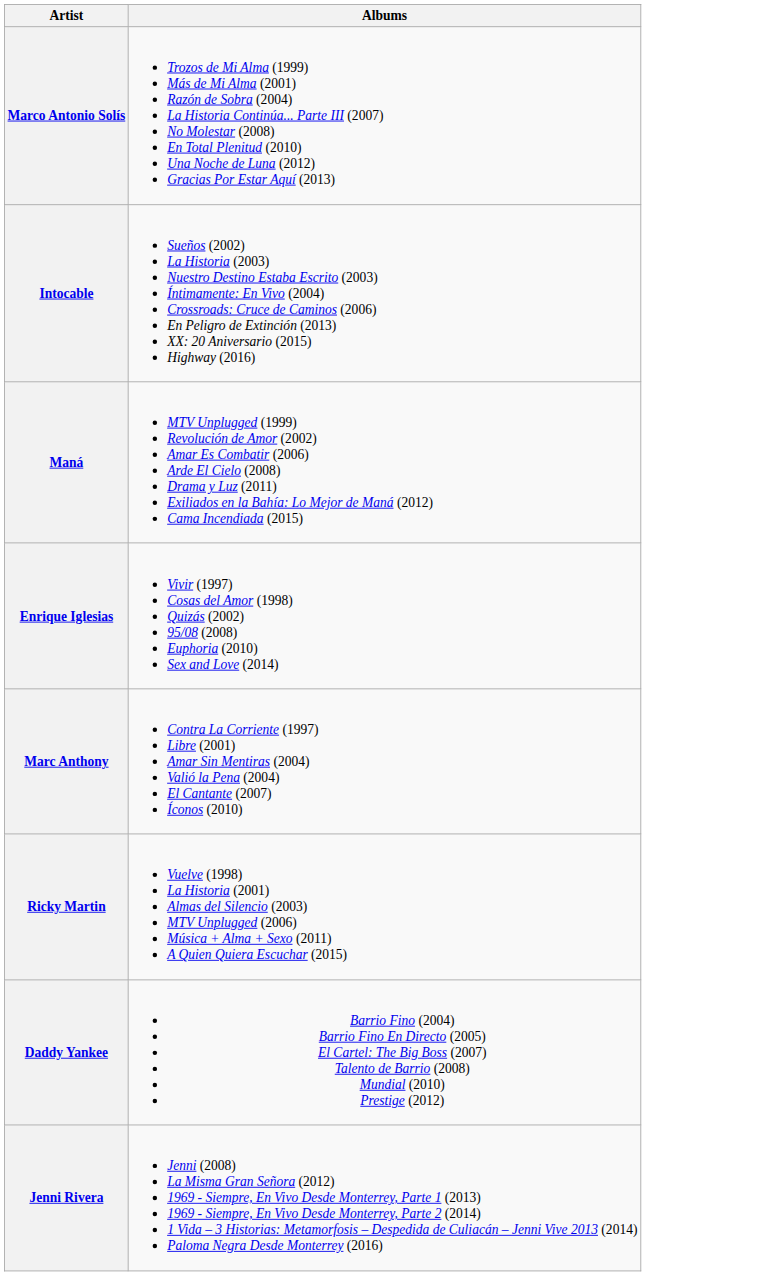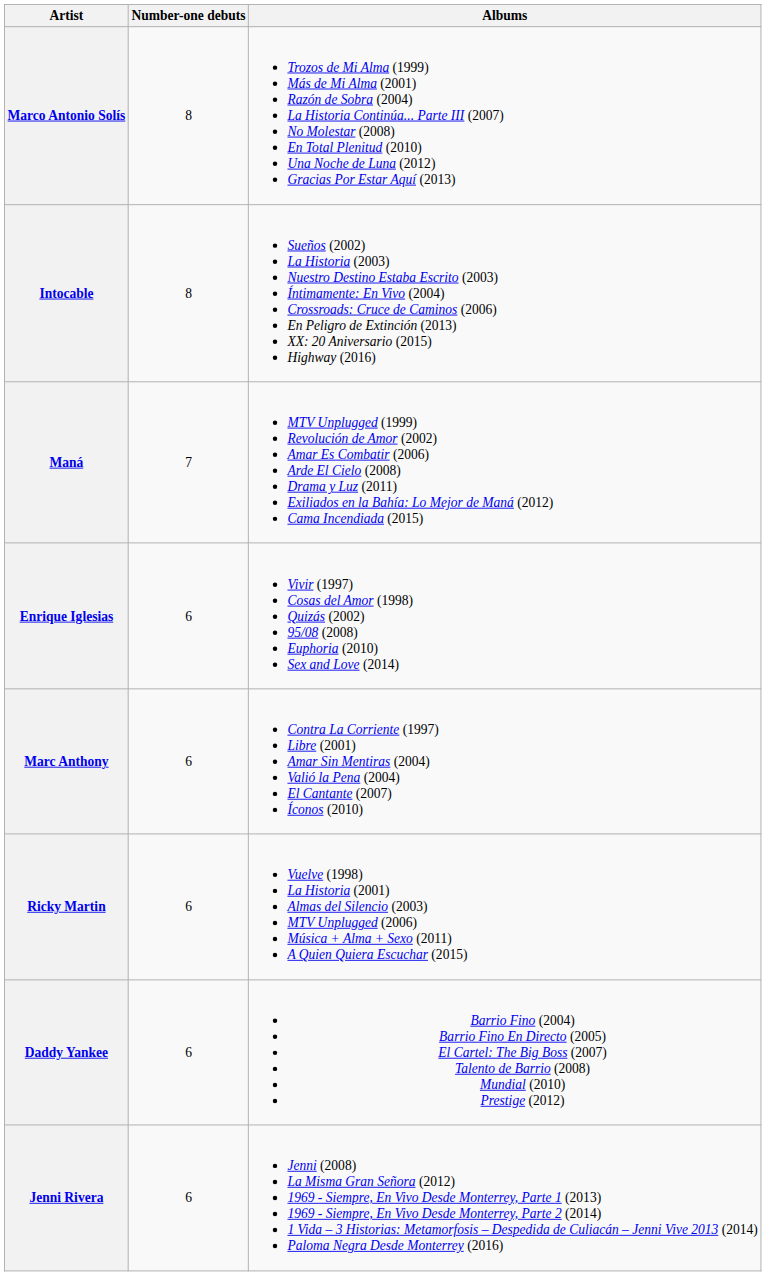+ column: (189, 15)
